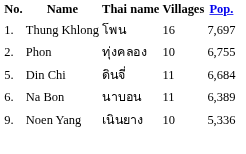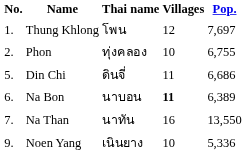(169, 29) 16 -> (169, 29) 12
(221, 74) 6,684 -> (221, 74) 6,686
(168, 97) normal -> (168, 97) bold
+ row: (47, 119)
